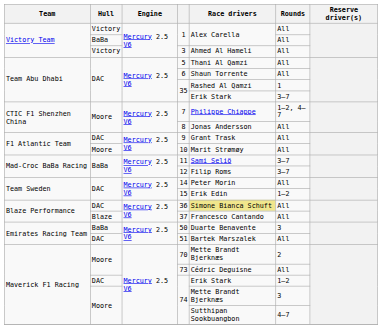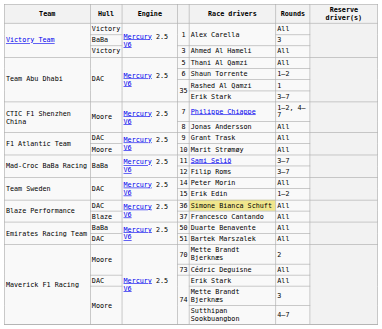(283, 40) All -> (279, 40) 3
(283, 74) All -> (283, 74) 1–2
(279, 228) 3 -> (283, 228) All
(283, 281) 1–2 -> (283, 281) All
